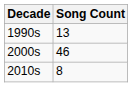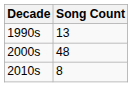(63, 52) 46 -> (63, 52) 48
